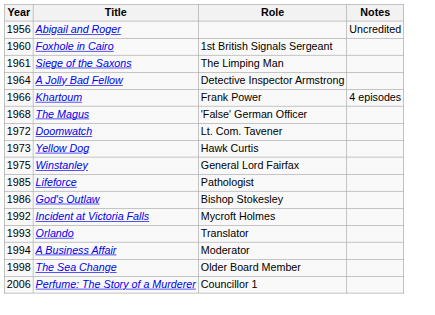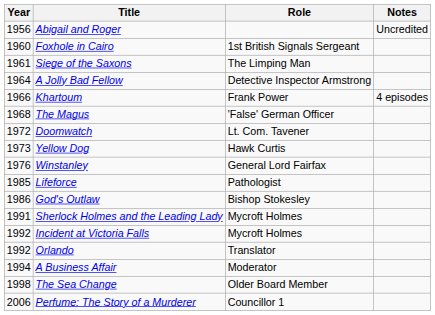(19, 166) 1975 -> (19, 166) 1976
+ row: (129, 217)
(19, 234) 1993 -> (19, 251) 1992
